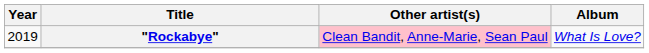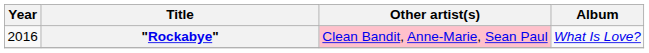(23, 36) 2019 -> (23, 36) 2016
